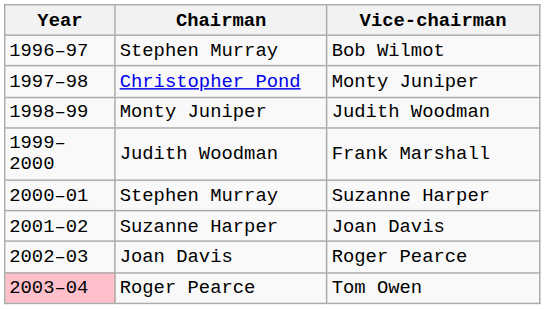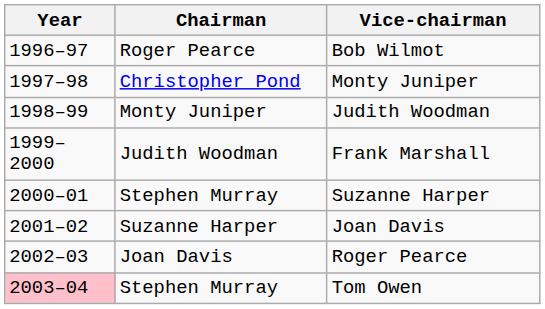(199, 51) Stephen Murray -> (188, 51) Roger Pearce
(188, 288) Roger Pearce -> (199, 288) Stephen Murray
